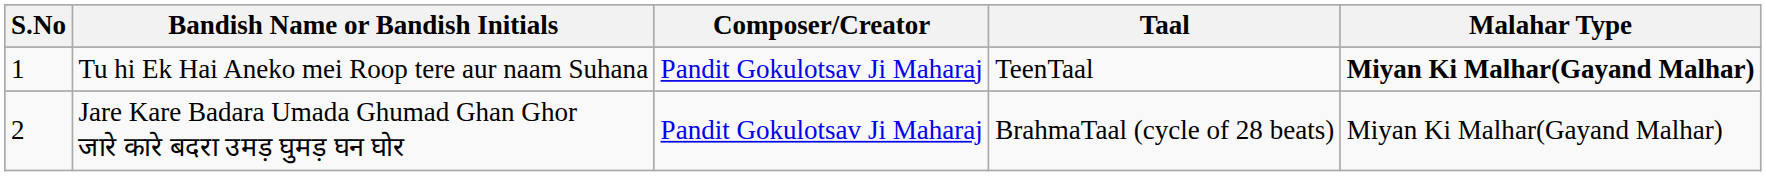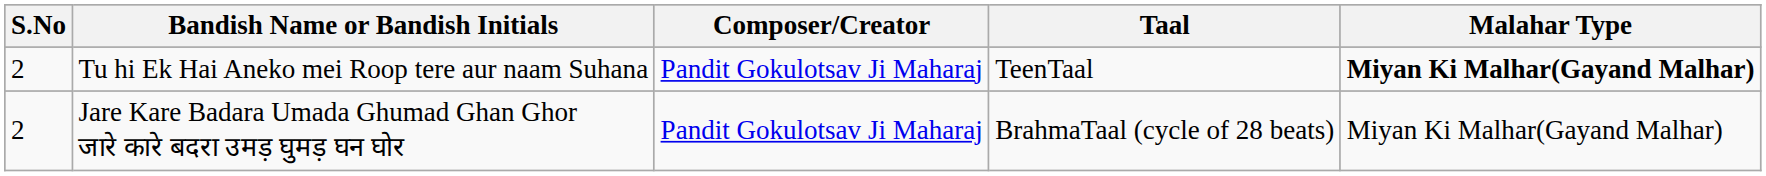(18, 68) 1 -> (18, 68) 2
